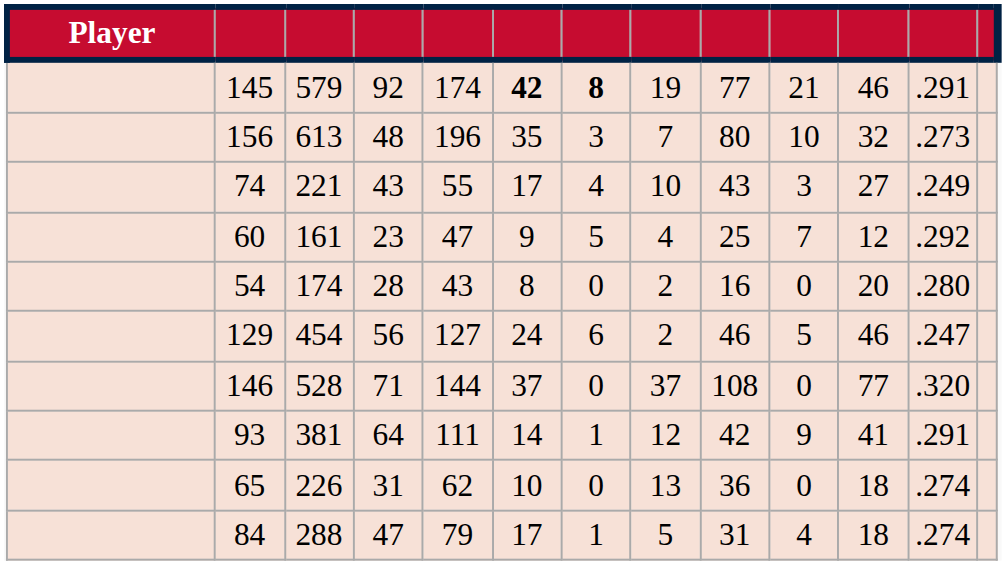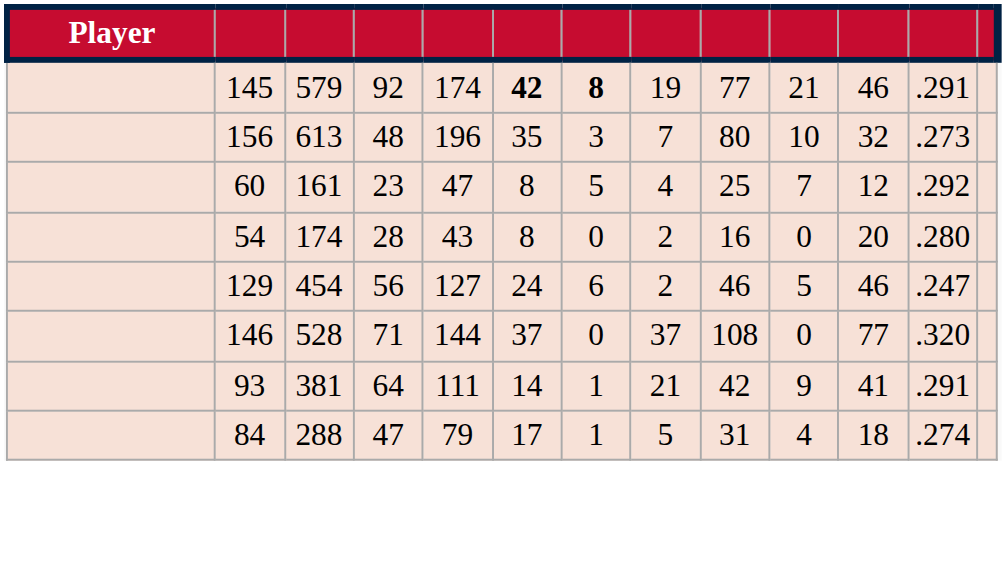- row: (250, 186)
(527, 236) 9 -> (527, 186) 8
(665, 435) 12 -> (665, 385) 21
- row: (250, 484)
